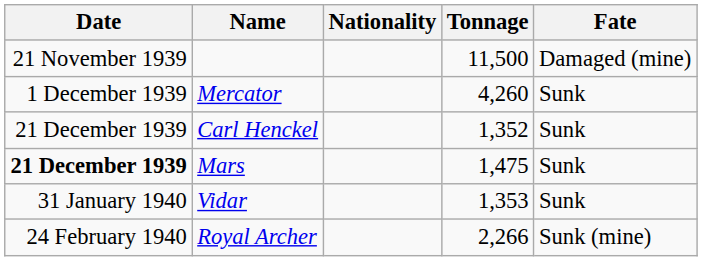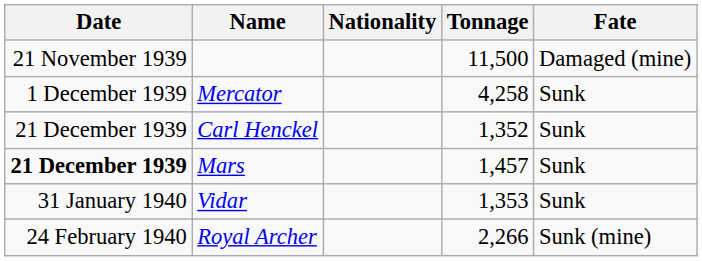(503, 93) 4,260 -> (503, 93) 4,258
(503, 165) 1,475 -> (503, 165) 1,457
